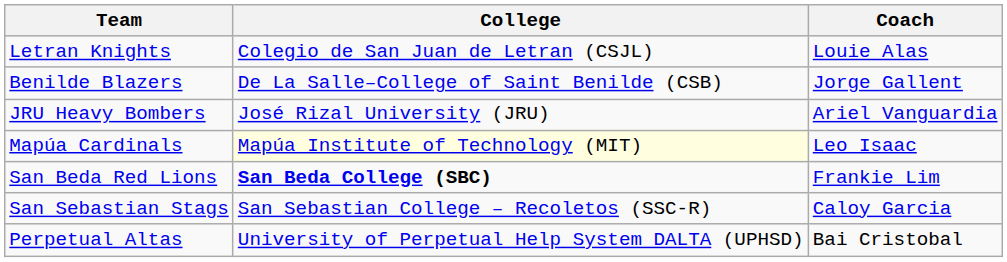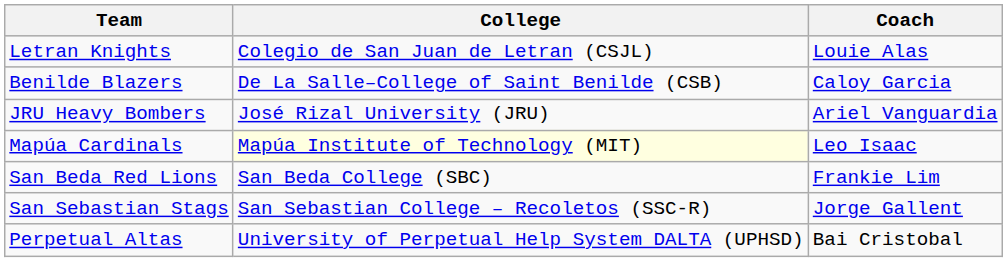(888, 83) Jorge Gallent -> (882, 83) Caloy Garcia
(365, 177) bold -> (365, 177) normal
(882, 209) Caloy Garcia -> (888, 209) Jorge Gallent
